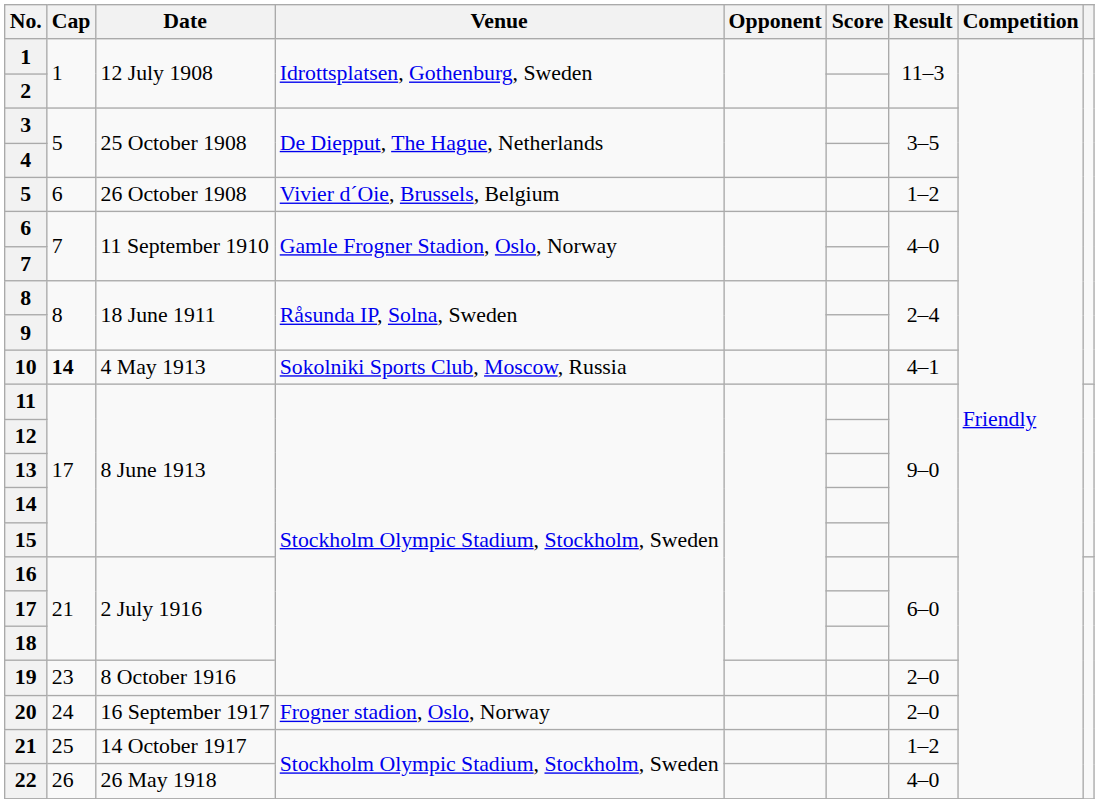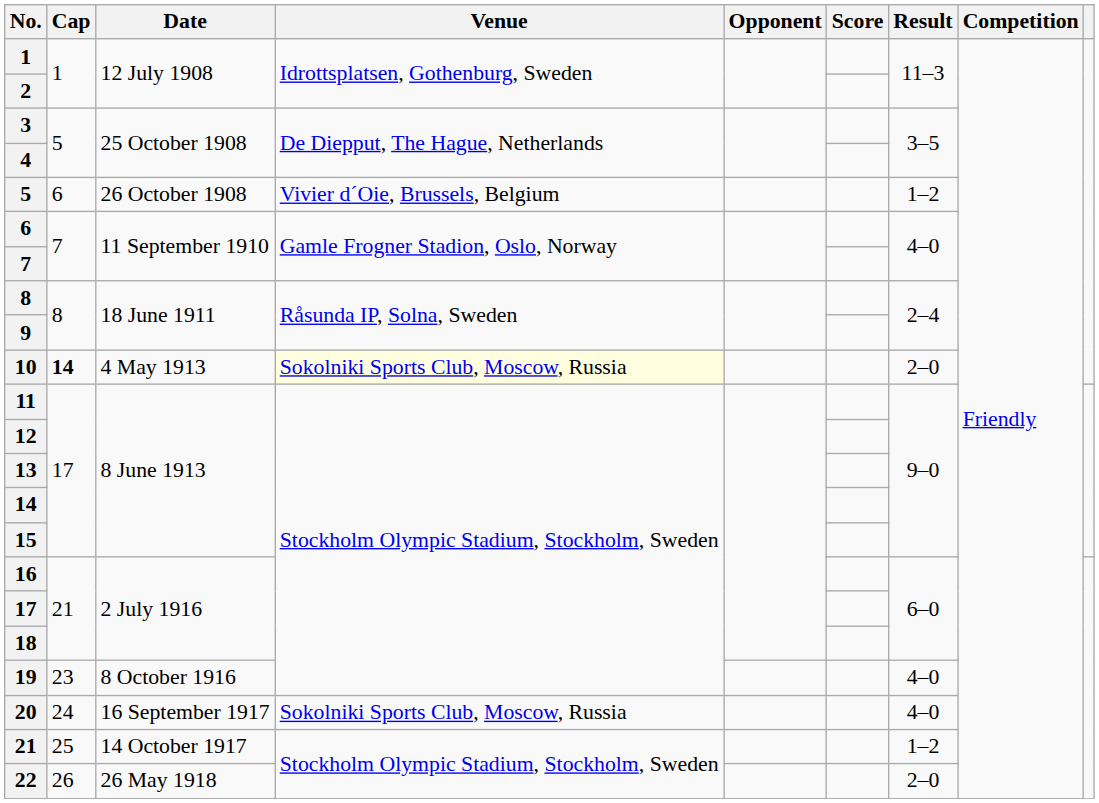(453, 366) no background -> (453, 366) lightyellow background
(923, 366) 4–1 -> (923, 366) 2–0
(923, 677) 2–0 -> (923, 677) 4–0
(415, 711) Frogner stadion, Oslo, Norway -> (453, 711) Sokolniki Sports Club, Moscow, Russia
(923, 711) 2–0 -> (923, 711) 4–0
(923, 780) 4–0 -> (923, 780) 2–0
